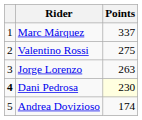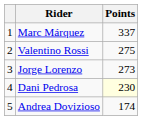(127, 69) 263 -> (127, 69) 273
(10, 88) bold -> (10, 88) normal
